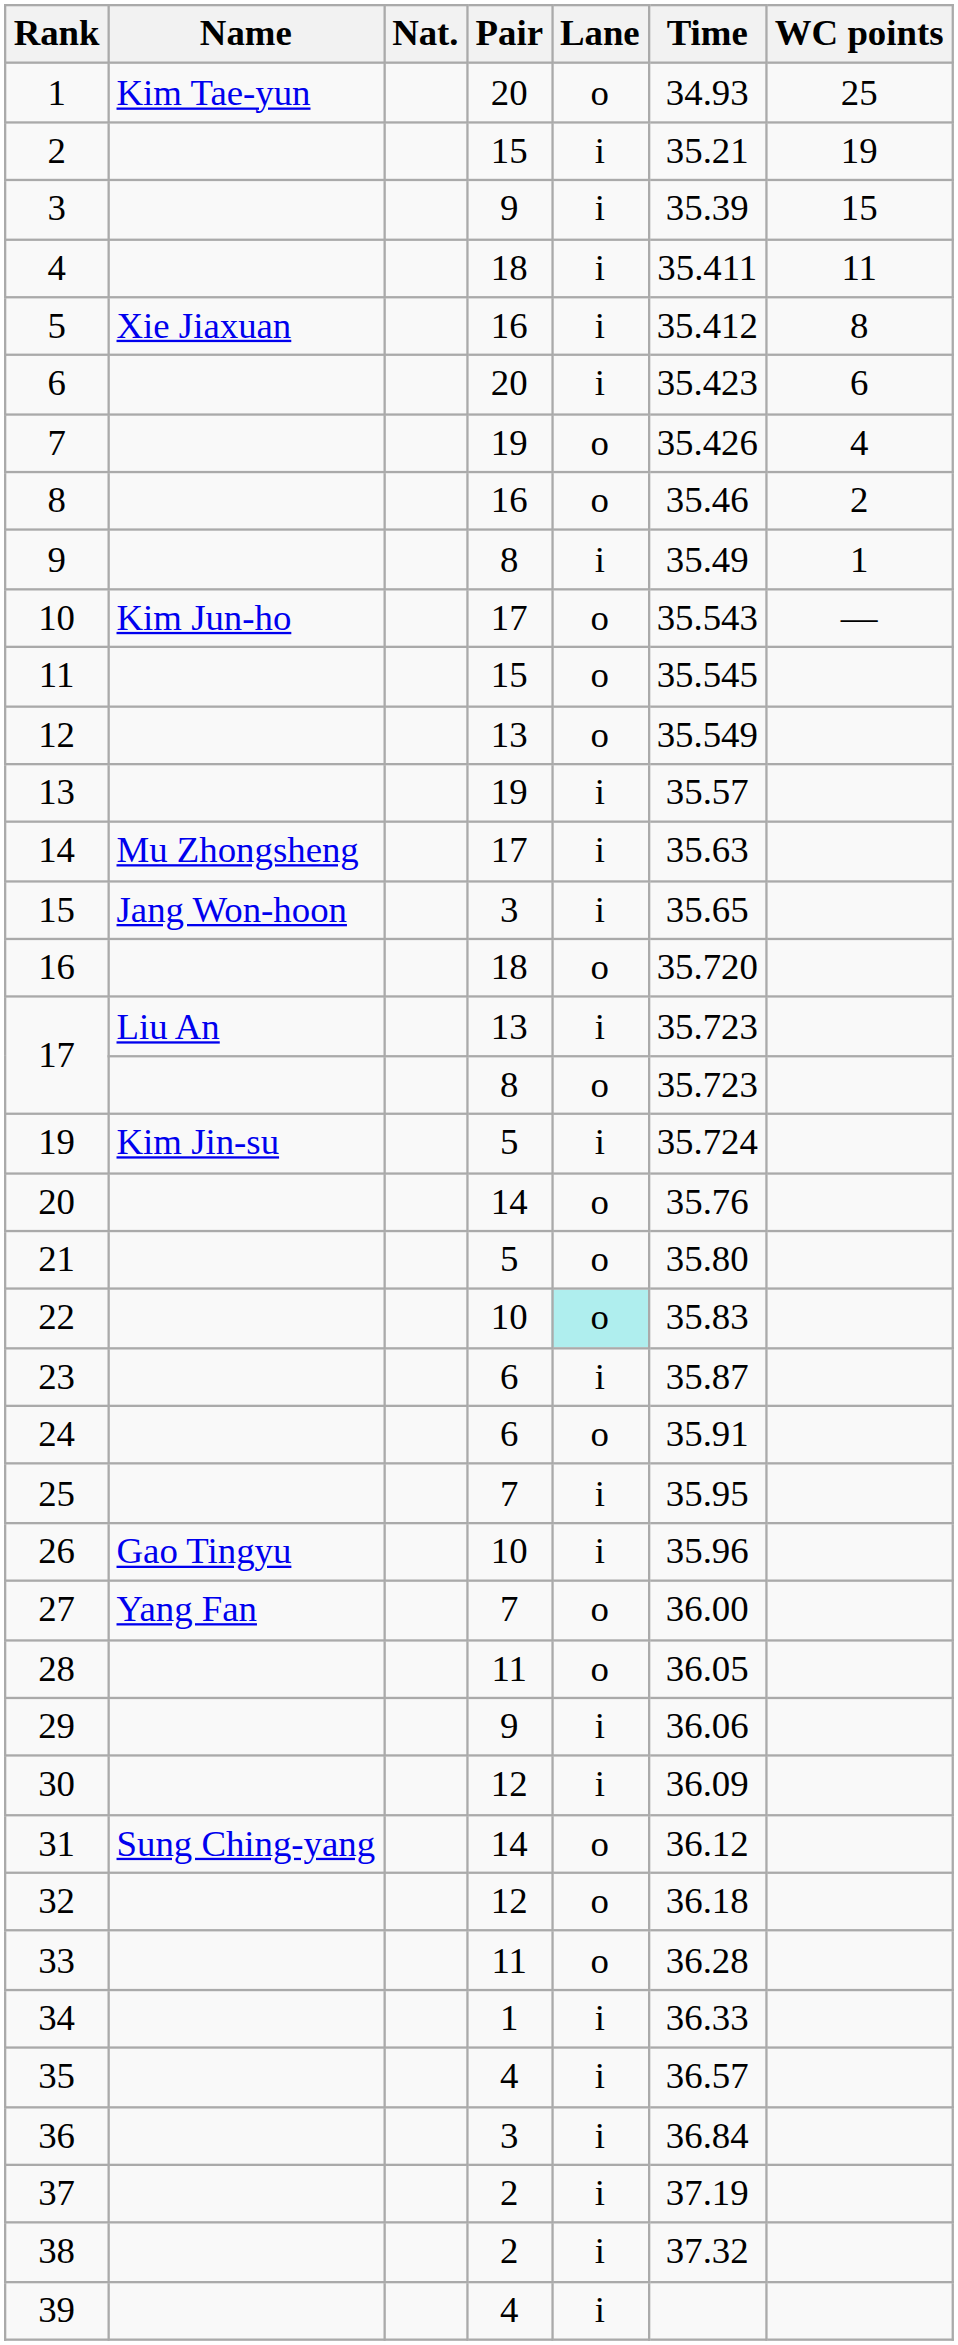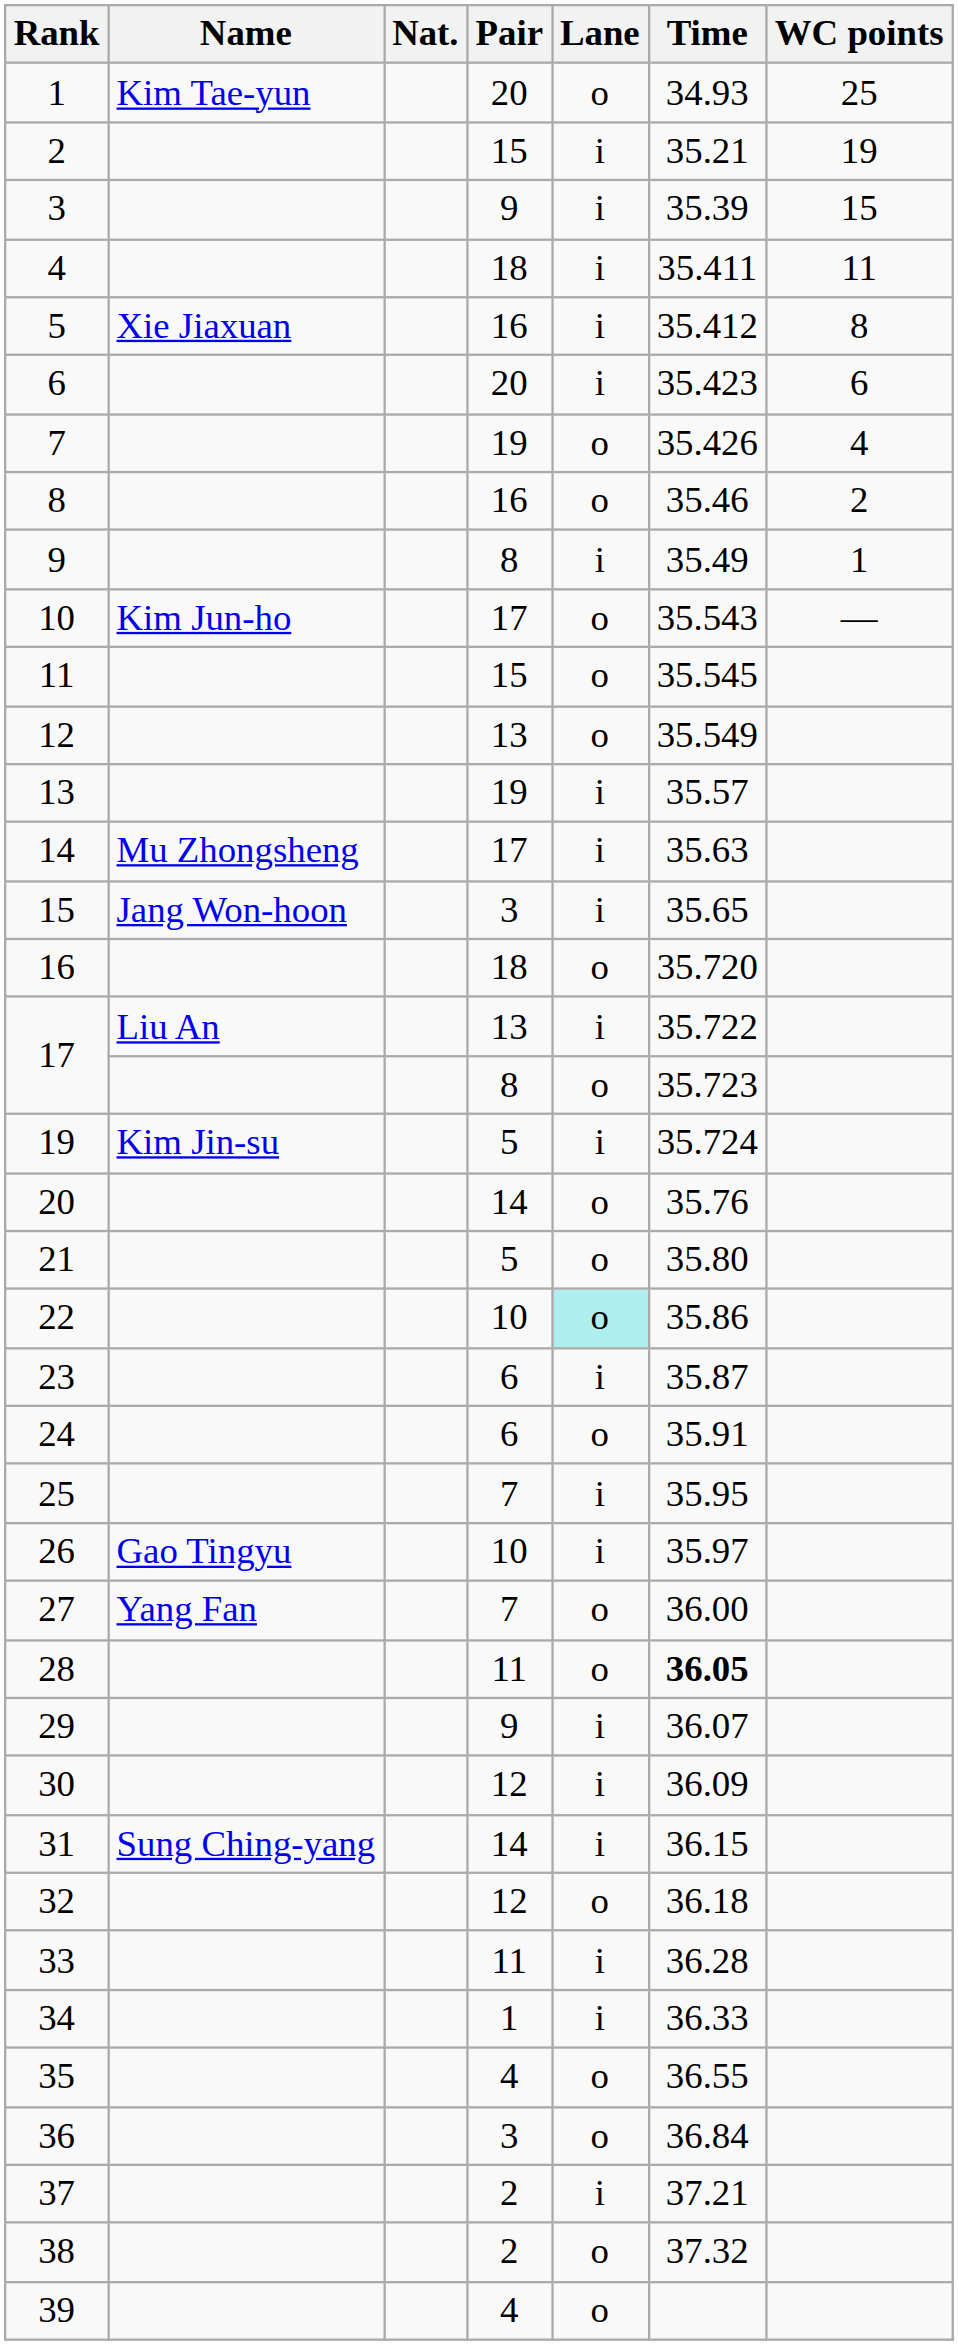(707, 1025) 35.723 -> (707, 1025) 35.722
(707, 1317) 35.83 -> (707, 1317) 35.86
(707, 1551) 35.96 -> (707, 1551) 35.97
(707, 1667) normal -> (707, 1667) bold
(707, 1726) 36.06 -> (707, 1726) 36.07
(600, 1842) o -> (600, 1842) i
(707, 1842) 36.12 -> (707, 1842) 36.15
(600, 1959) o -> (600, 1959) i
(600, 2076) i -> (600, 2076) o
(707, 2076) 36.57 -> (707, 2076) 36.55
(600, 2134) i -> (600, 2134) o
(707, 2193) 37.19 -> (707, 2193) 37.21
(600, 2251) i -> (600, 2251) o
(600, 2309) i -> (600, 2309) o
